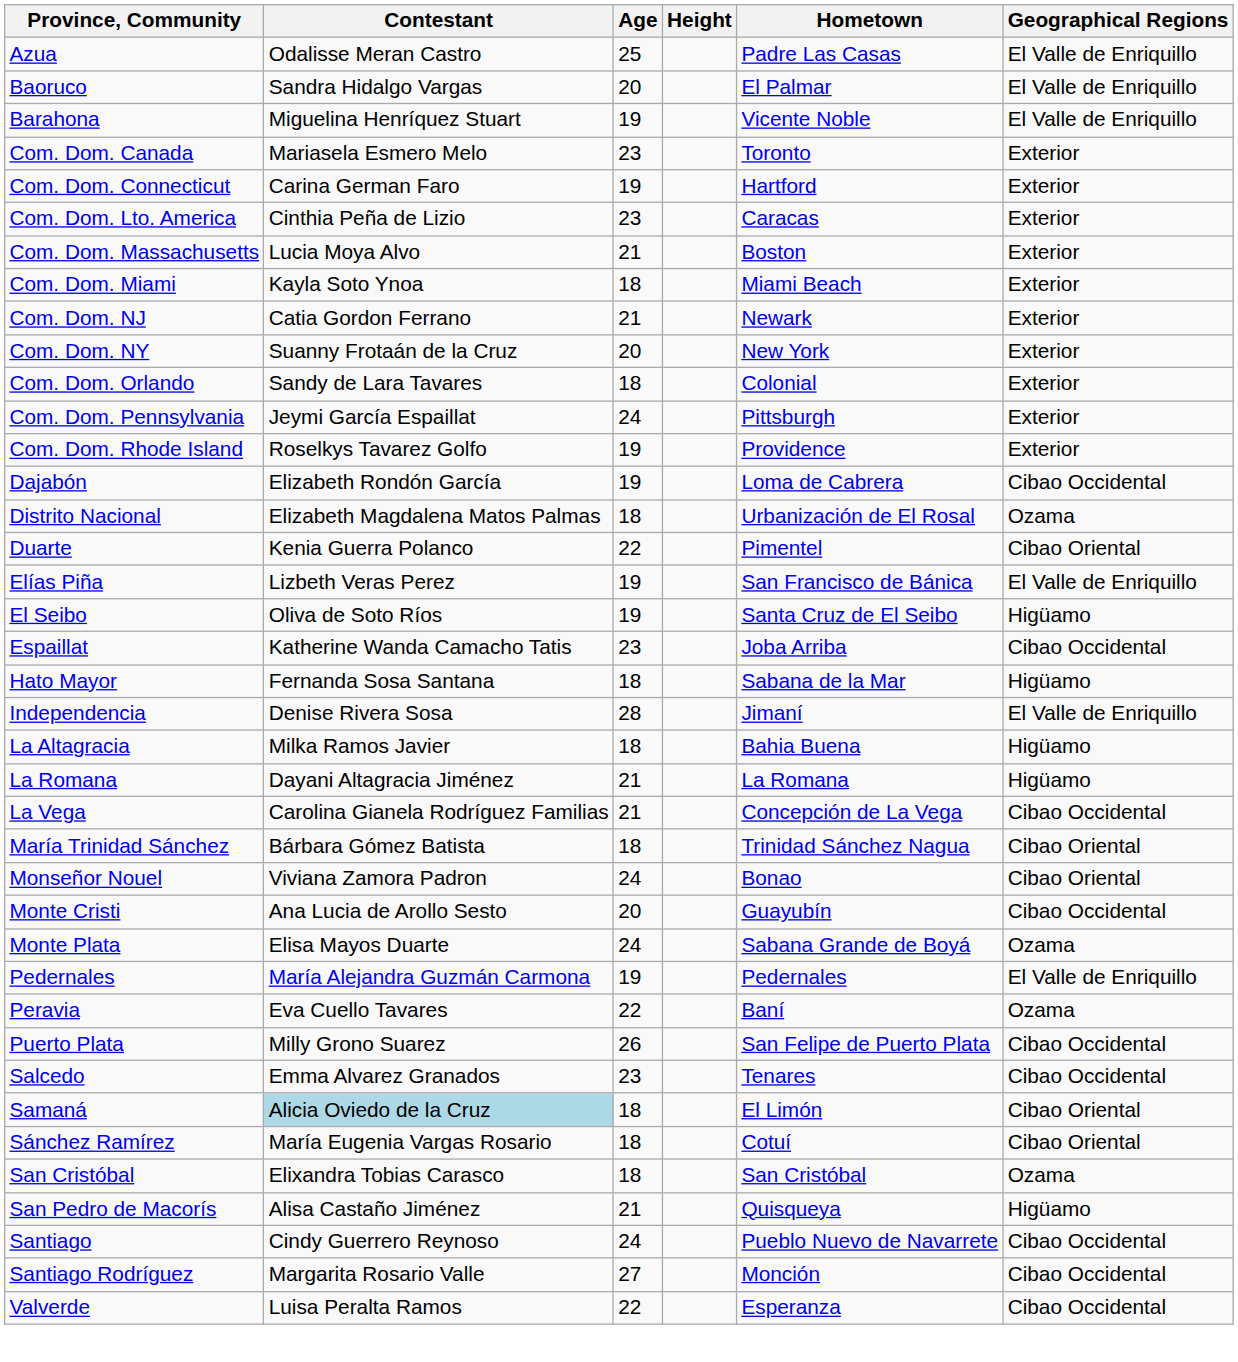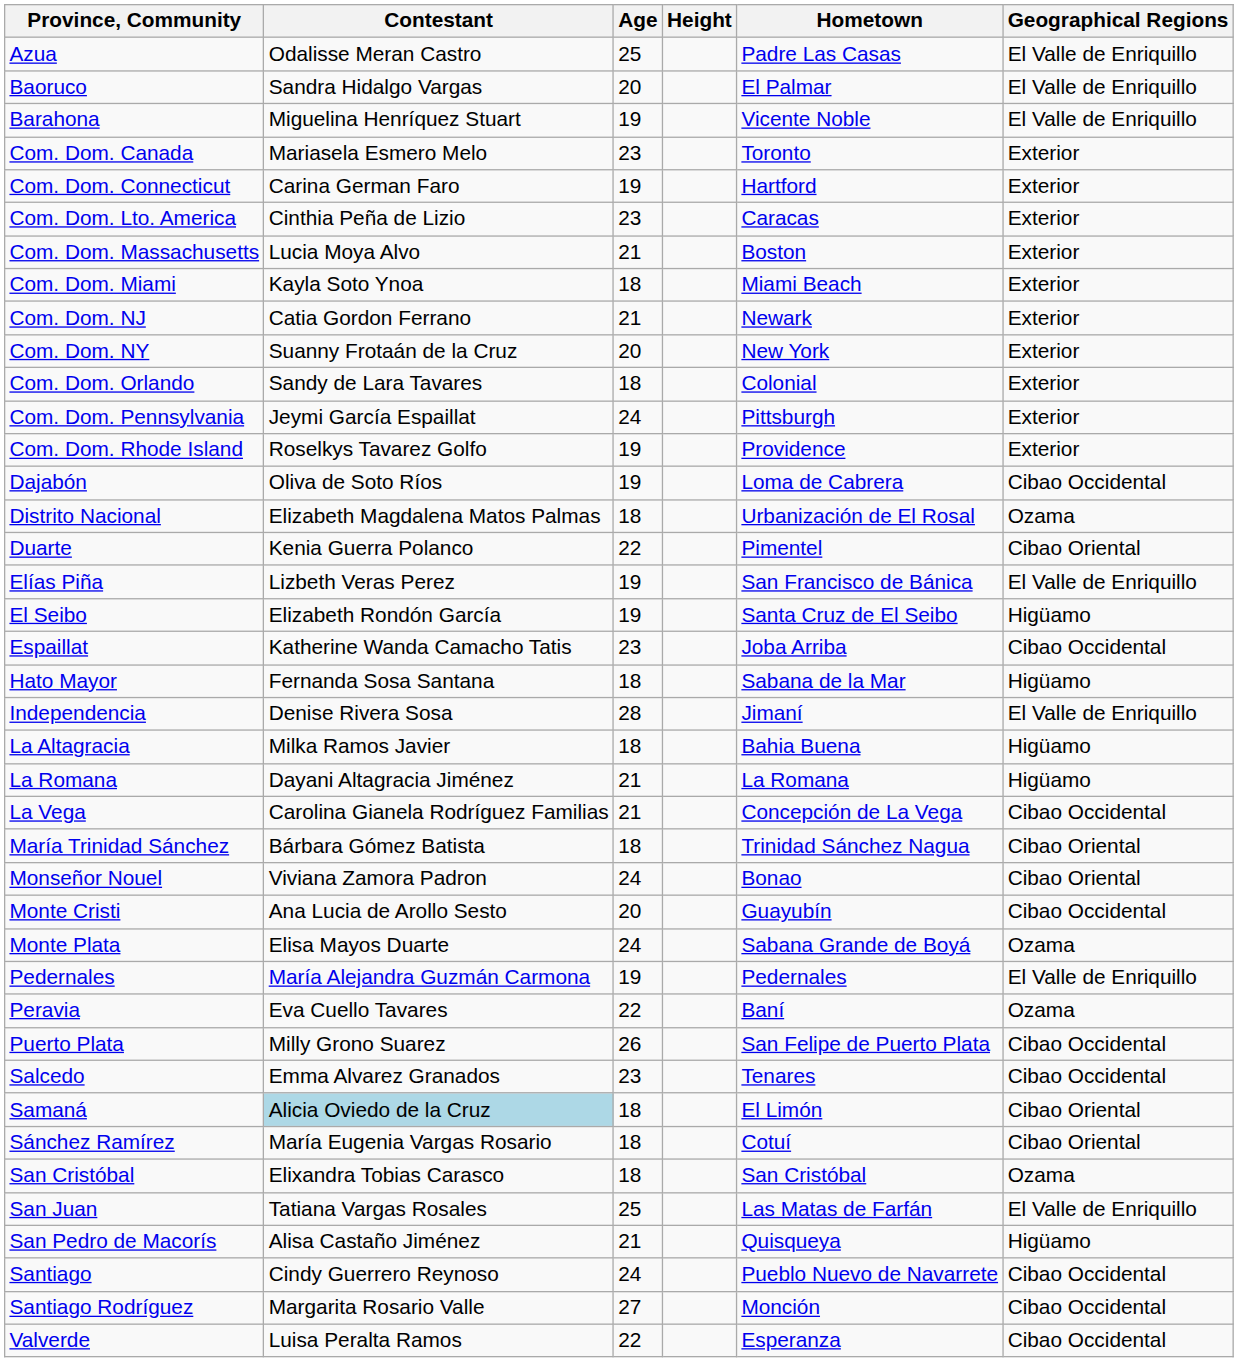(385, 482) Elizabeth Rondón García -> (355, 482) Oliva de Soto Ríos
(355, 614) Oliva de Soto Ríos -> (385, 614) Elizabeth Rondón García
+ row: (53, 1208)
